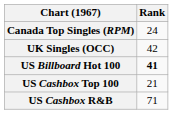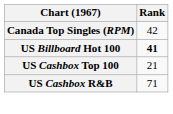(152, 30) 24 -> (152, 30) 42
- row: (71, 48)
